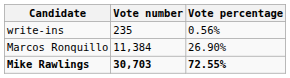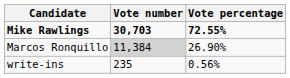rows swapped: (48, 64) <-> (35, 30)
(132, 47) no background -> (132, 47) lightgrey background
